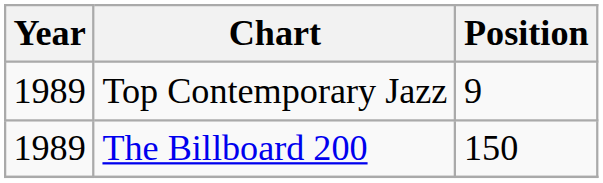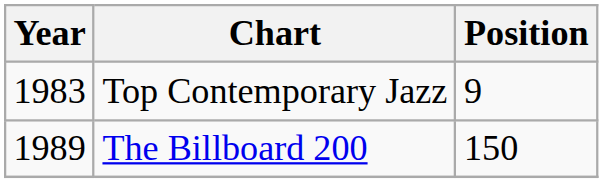(50, 90) 1989 -> (50, 90) 1983
